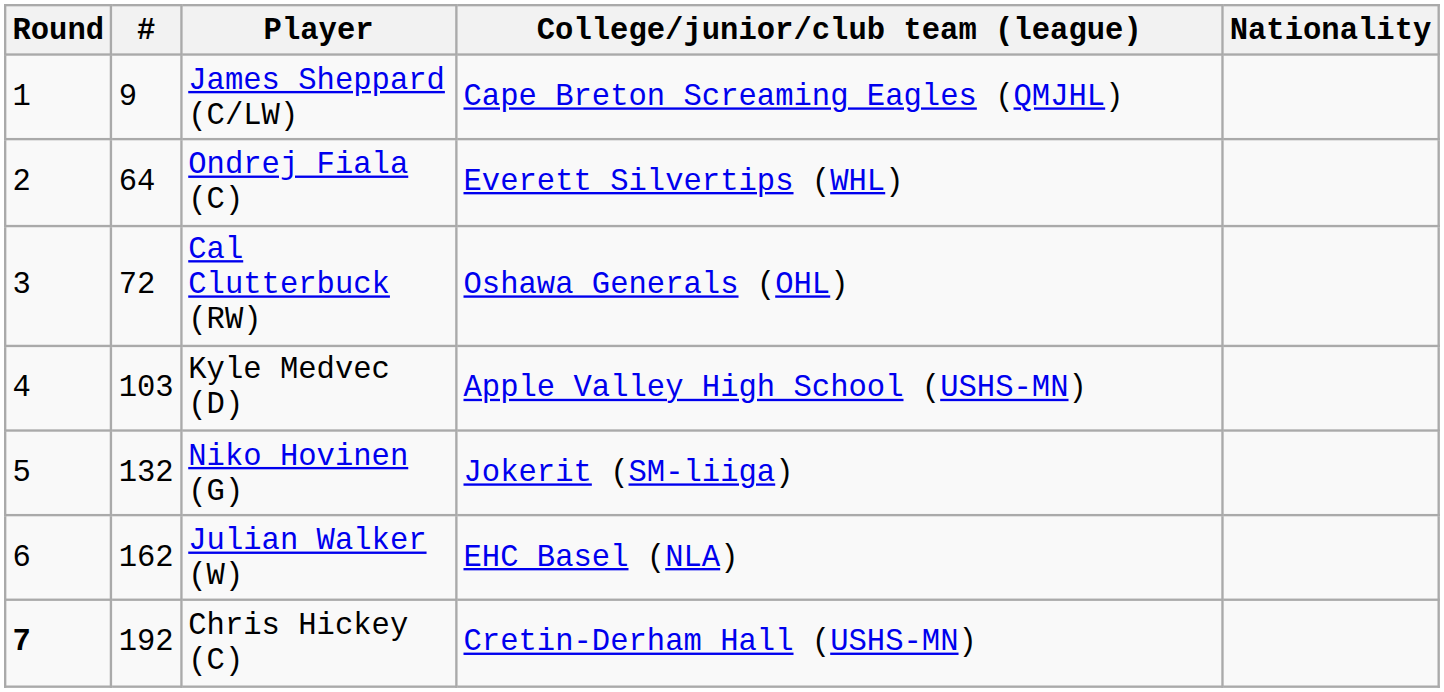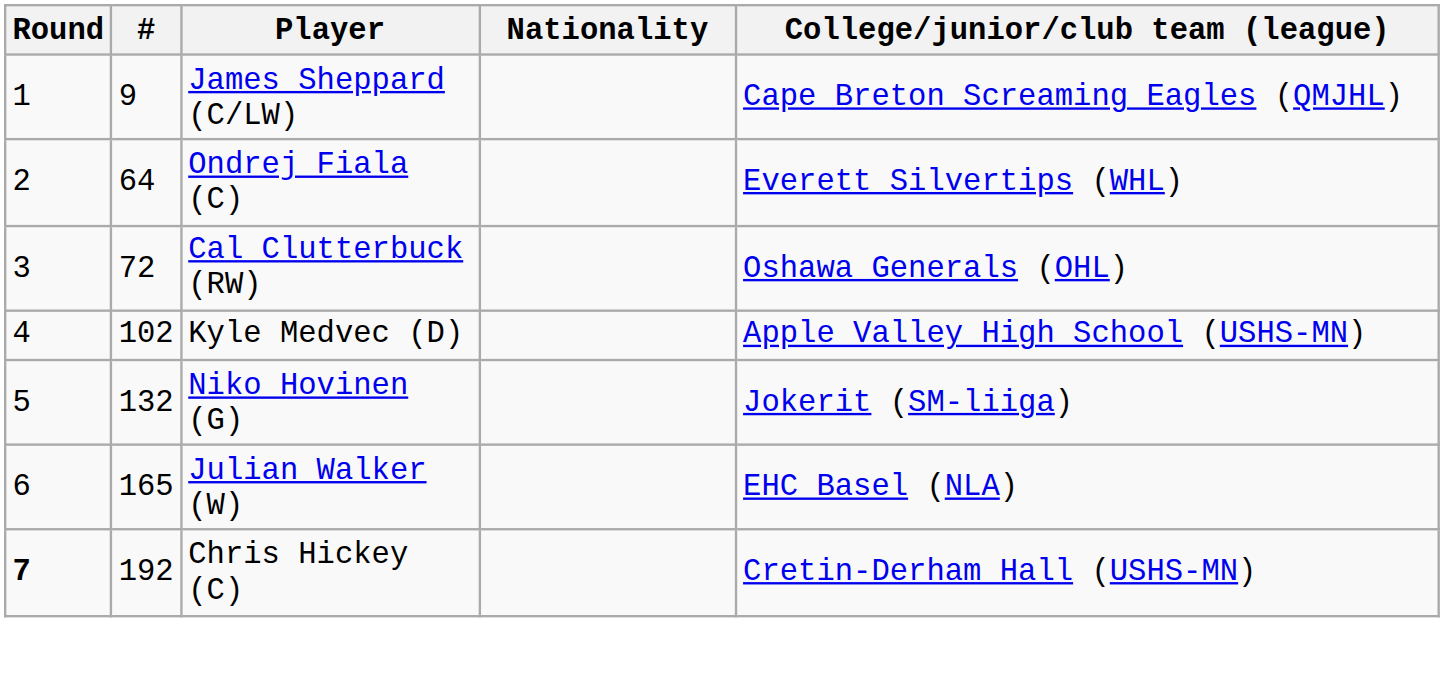columns swapped: (1331, 30) <-> (839, 30)
(146, 388) 103 -> (146, 335) 102
(146, 558) 162 -> (146, 487) 165
